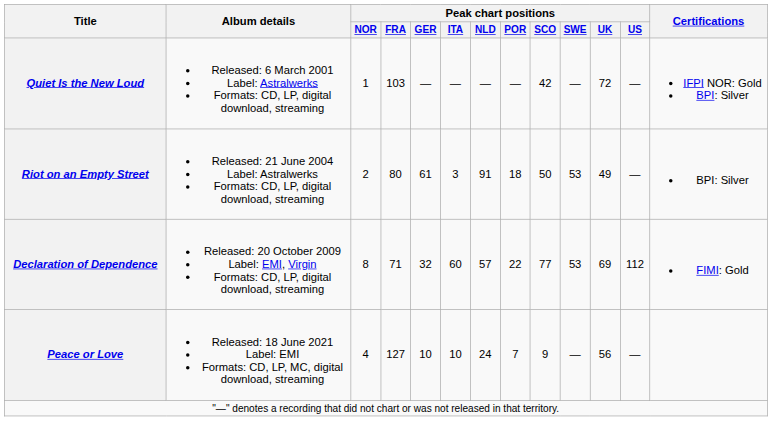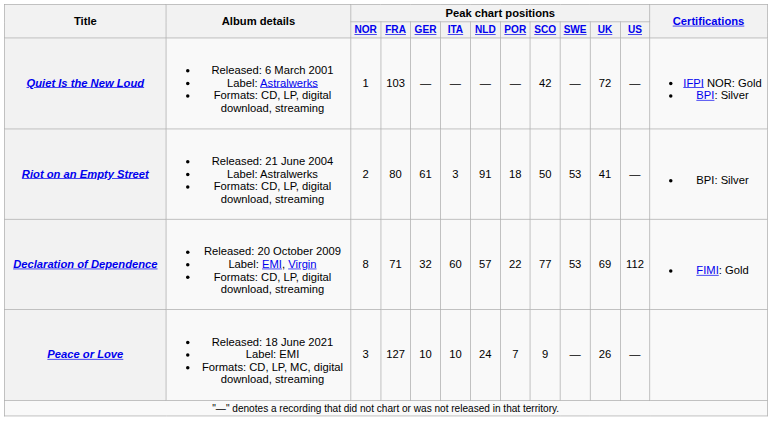(605, 174) 49 -> (605, 174) 41
(366, 355) 4 -> (366, 355) 3
(605, 355) 56 -> (605, 355) 26
